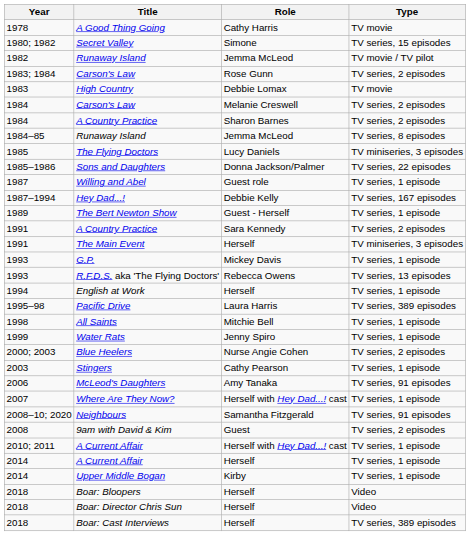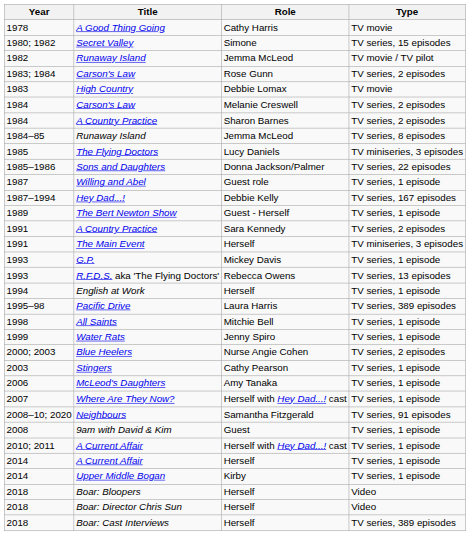(401, 383) TV series, 91 episodes -> (396, 383) TV series, 1 episode
(398, 430) TV series, 2 episodes -> (396, 430) TV series, 1 episode
